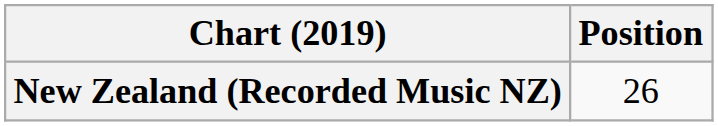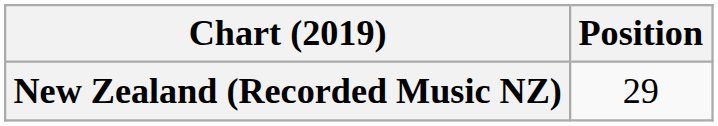(641, 90) 26 -> (641, 90) 29
